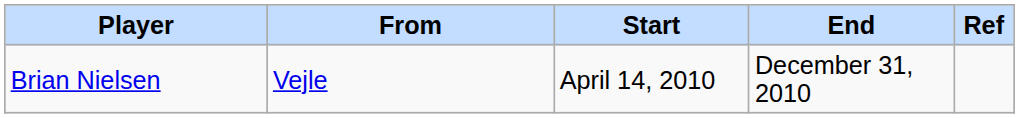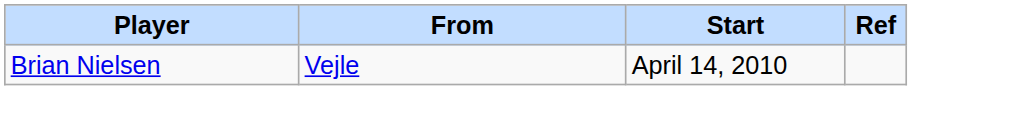- column: (851, 25)
